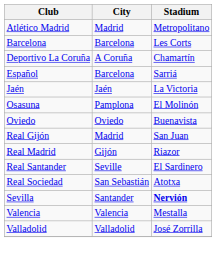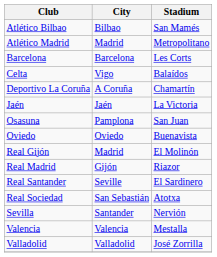+ row: (37, 27)
+ row: (17, 74)
- row: (22, 74)
(176, 105) El Molinón -> (171, 120) San Juan
(171, 136) San Juan -> (176, 151) El Molinón
(170, 197) bold -> (170, 213) normal
